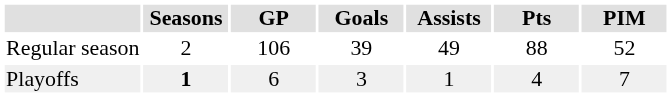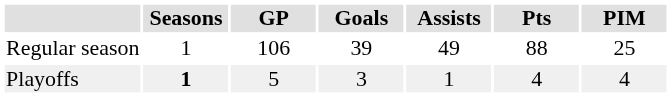(186, 48) 2 -> (186, 48) 1
(624, 48) 52 -> (624, 48) 25
(274, 78) 6 -> (274, 78) 5
(624, 78) 7 -> (624, 78) 4
